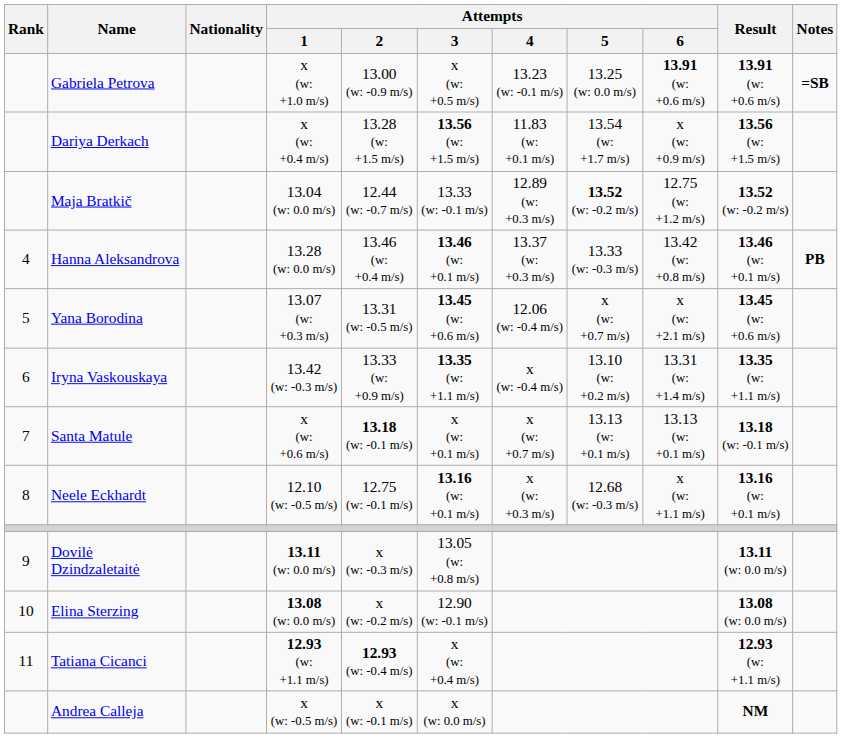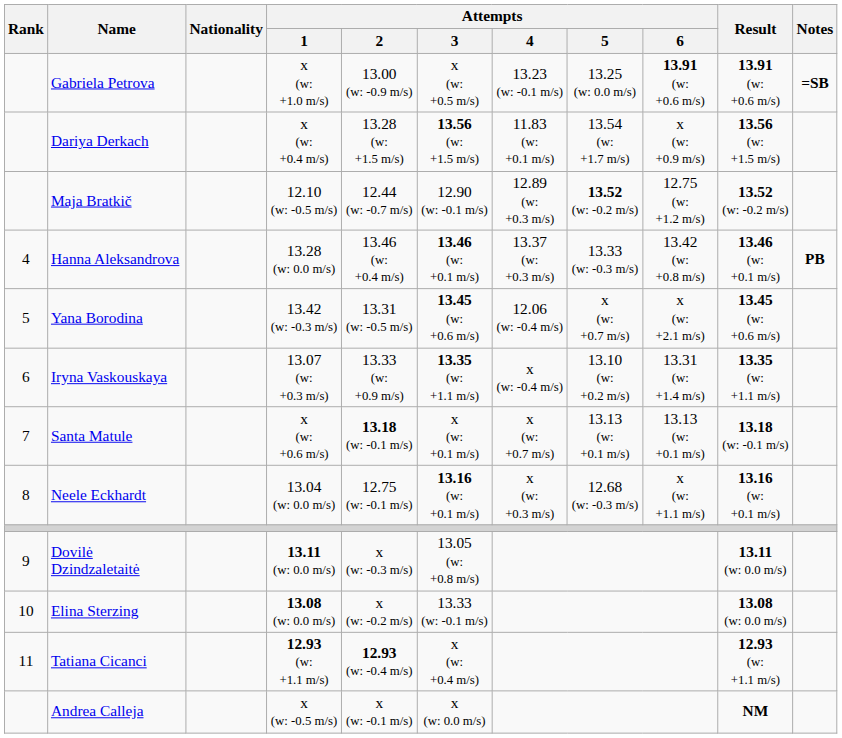(304, 200) 13.04 (w: 0.0 m/s) -> (304, 200) 12.10 (w: -0.5 m/s)
(455, 200) 13.33 (w: -0.1 m/s) -> (455, 200) 12.90 (w: -0.1 m/s)
(304, 318) 13.07 (w: +0.3 m/s) -> (304, 318) 13.42 (w: -0.3 m/s)
(304, 377) 13.42 (w: -0.3 m/s) -> (304, 377) 13.07 (w: +0.3 m/s)
(304, 495) 12.10 (w: -0.5 m/s) -> (304, 495) 13.04 (w: 0.0 m/s)
(455, 611) 12.90 (w: -0.1 m/s) -> (455, 611) 13.33 (w: -0.1 m/s)
